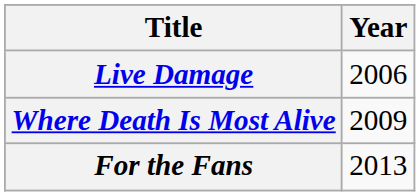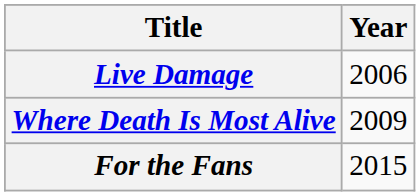(378, 166) 2013 -> (378, 166) 2015
